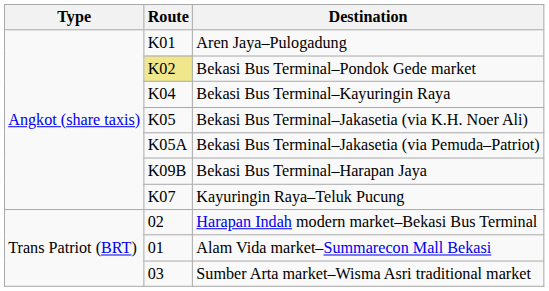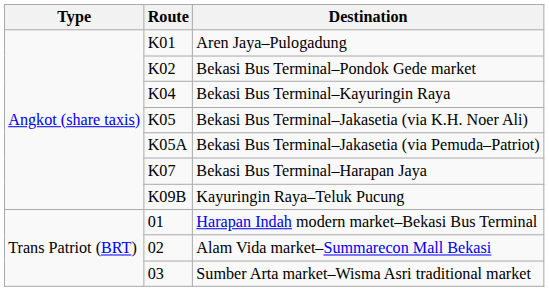(162, 68) khaki background -> (162, 68) no background
(167, 171) K09B -> (162, 171) K07
(162, 196) K07 -> (167, 196) K09B
(156, 222) 02 -> (156, 222) 01
(156, 247) 01 -> (156, 247) 02
